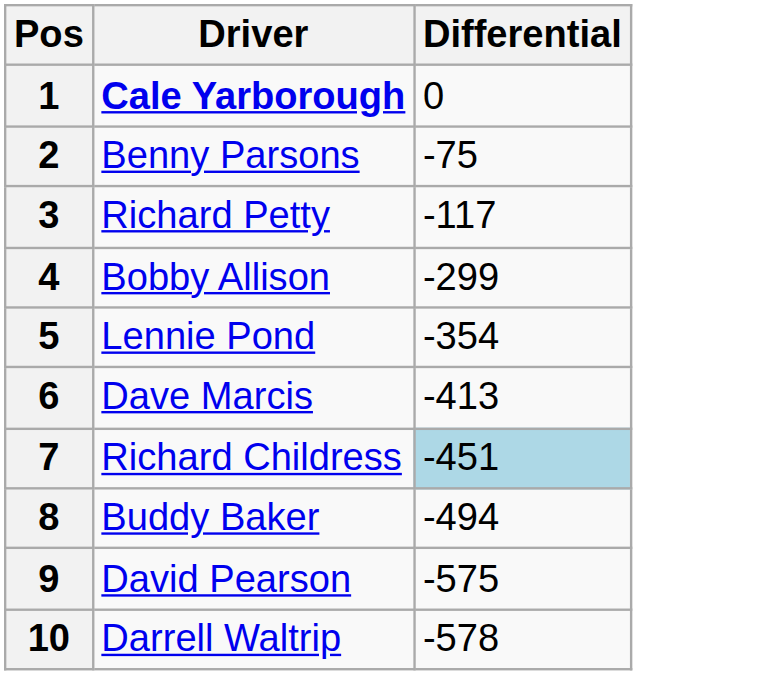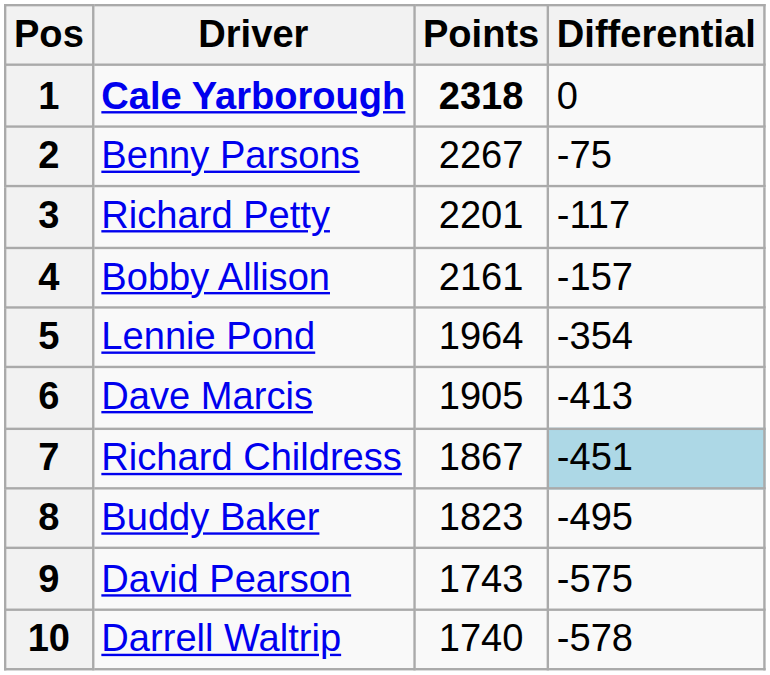+ column: (481, 34)
(461, 276) -299 -> (595, 276) -157
(461, 517) -494 -> (595, 517) -495
